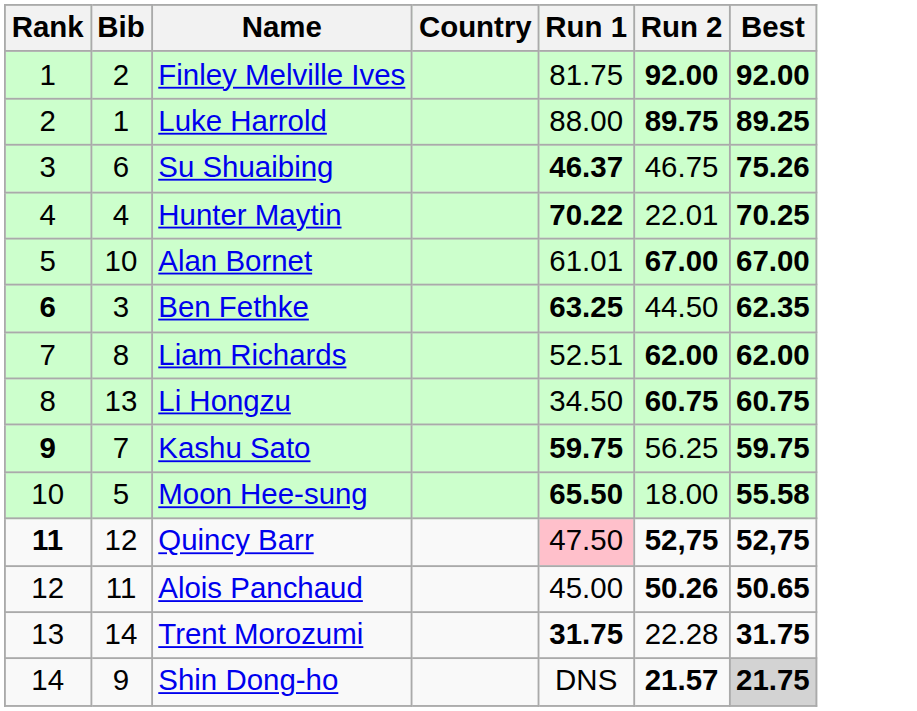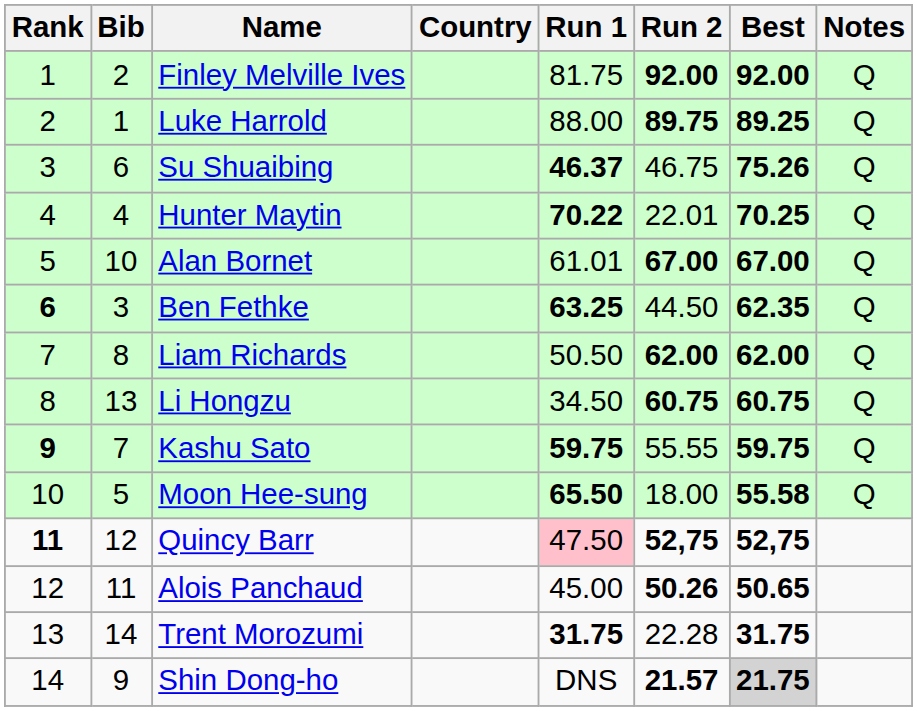+ column: (864, 27)
(586, 354) 52.51 -> (586, 354) 50.50
(682, 448) 56.25 -> (682, 448) 55.55
